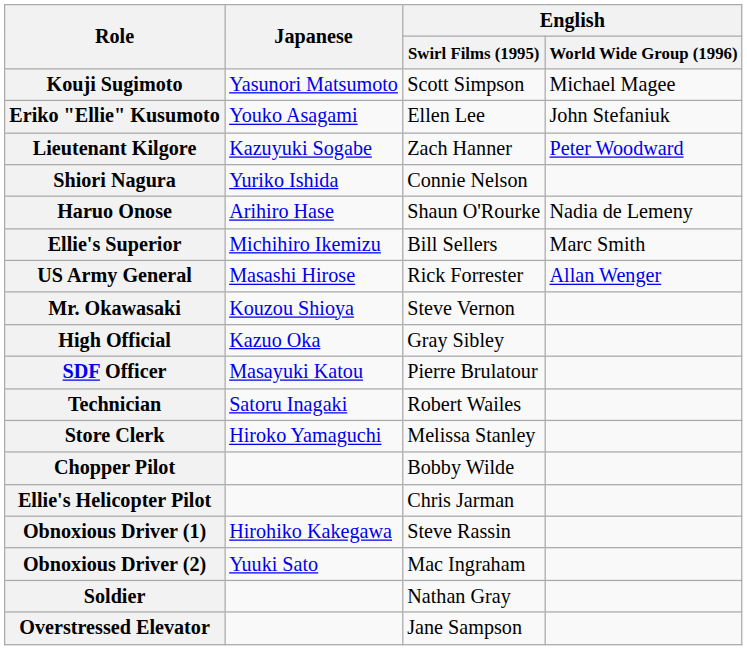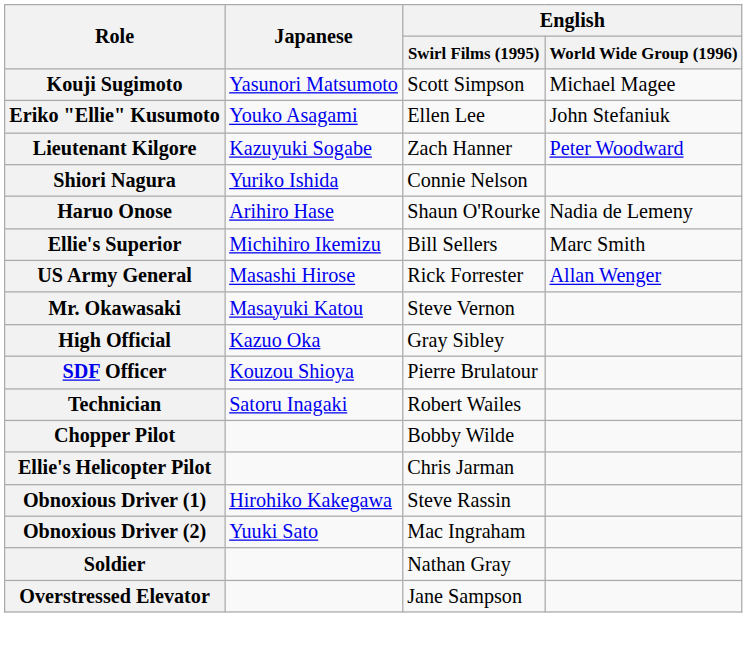(292, 308) Kouzou Shioya -> (296, 308) Masayuki Katou
(296, 372) Masayuki Katou -> (292, 372) Kouzou Shioya
- row: (115, 436)
